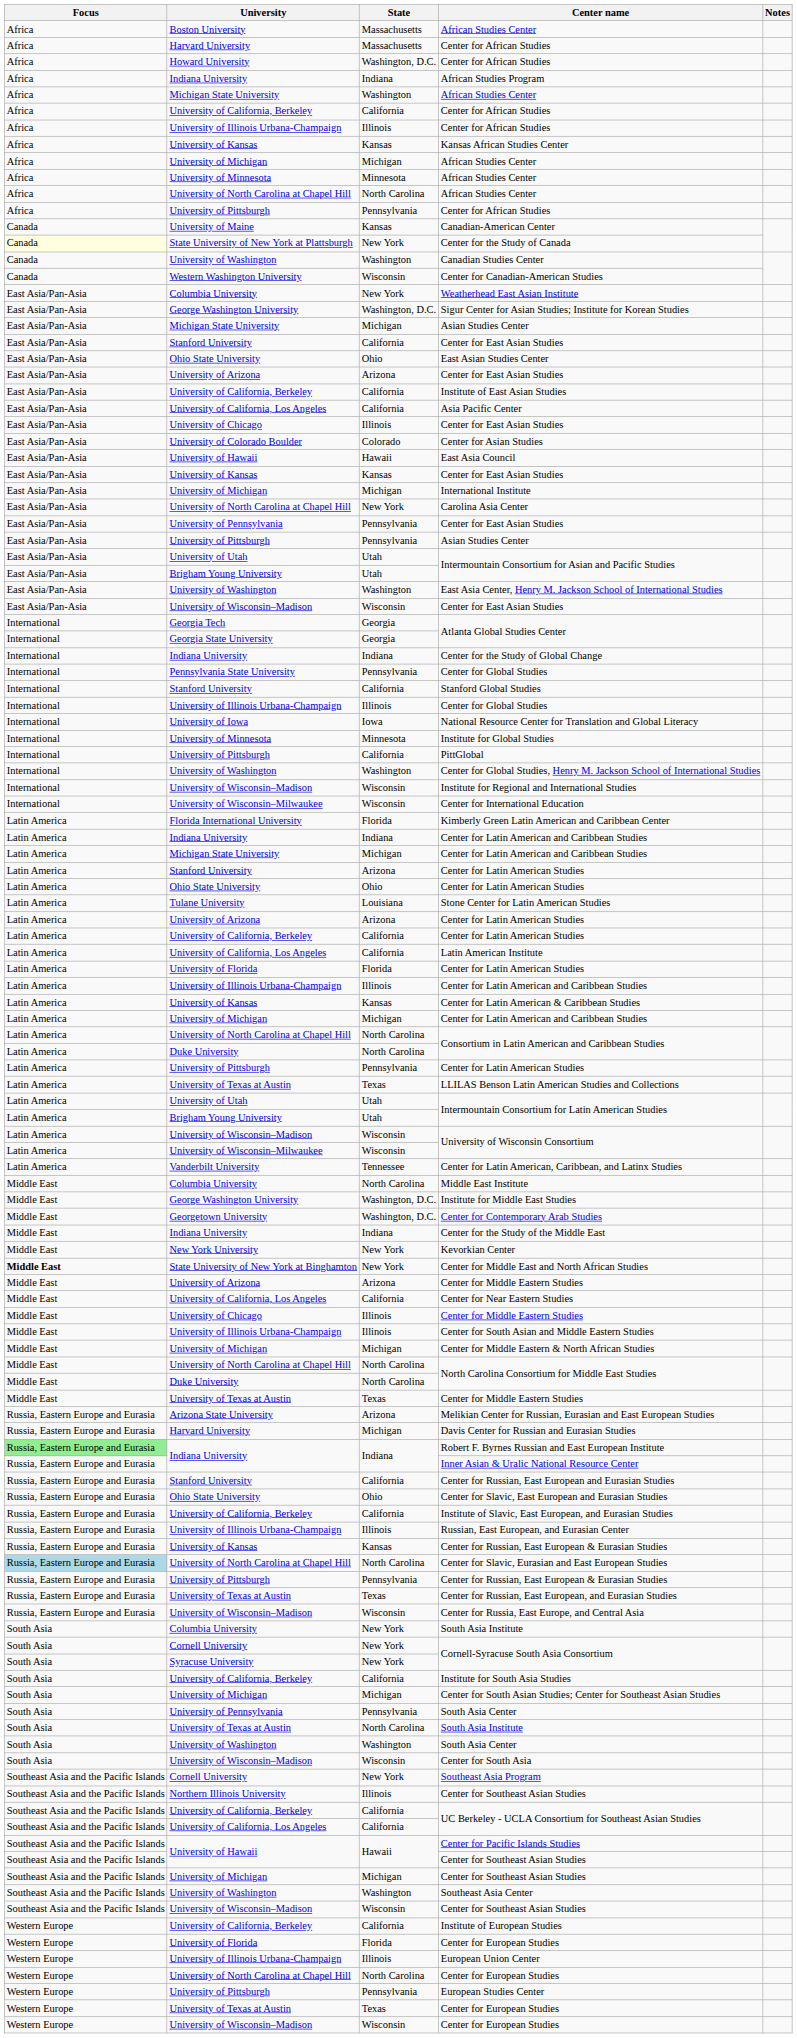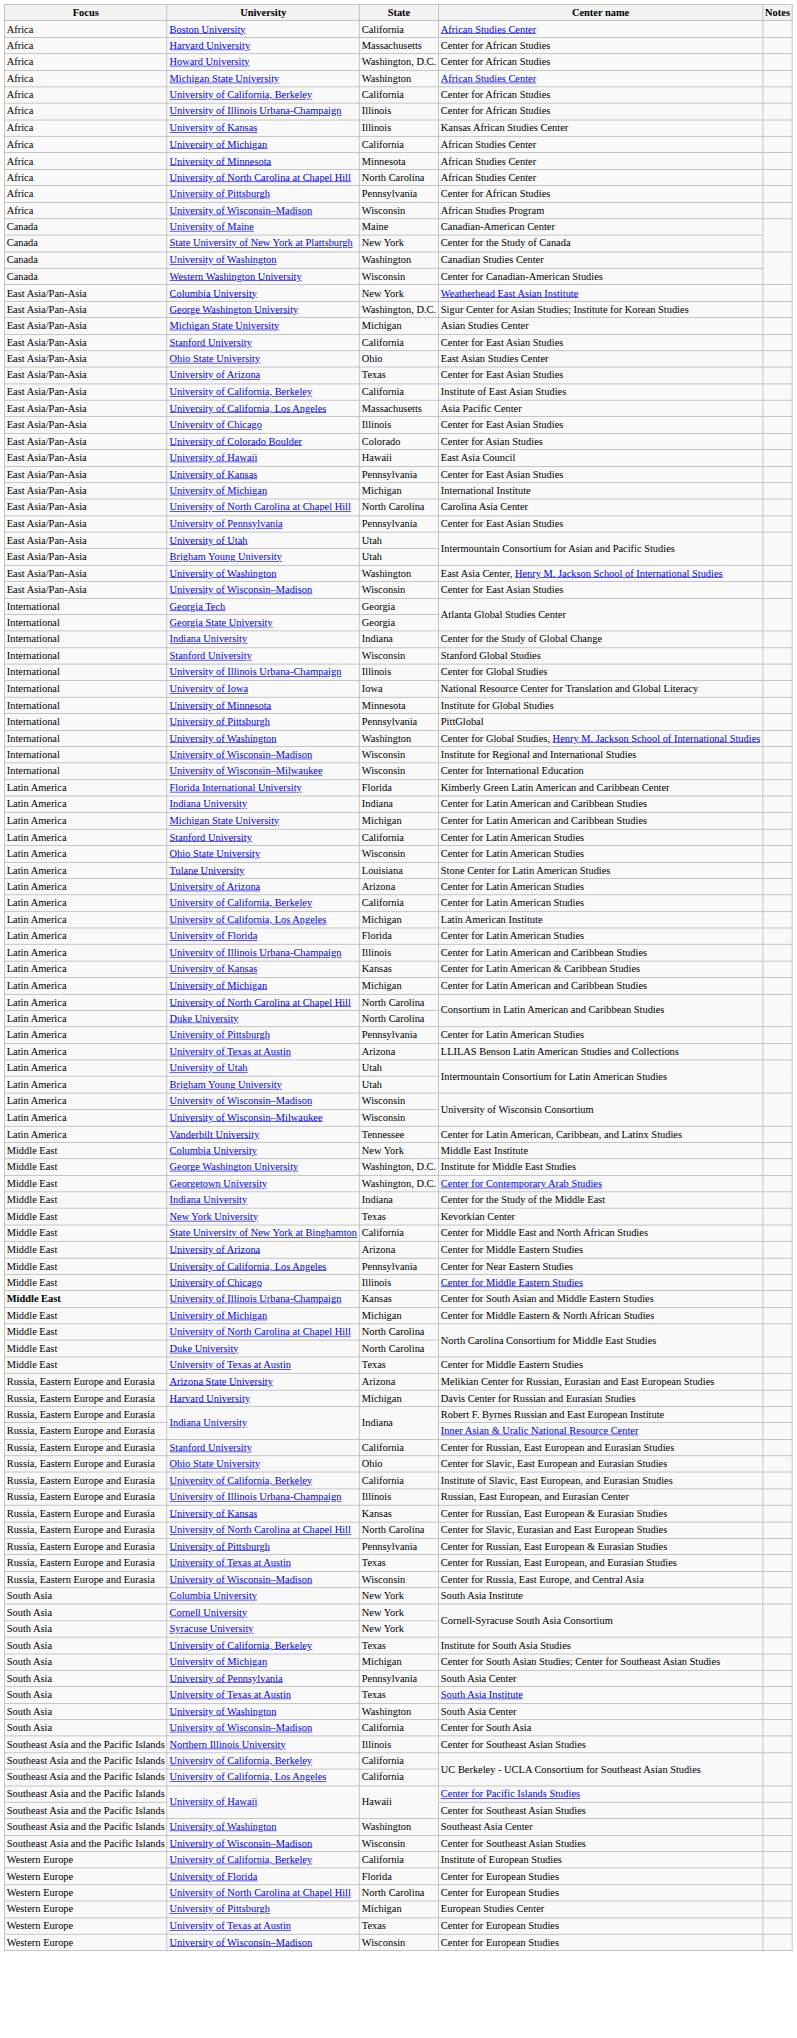(392, 29) Massachusetts -> (383, 29) California
- row: (208, 78)
(377, 144) Kansas -> (377, 128) Illinois
(382, 161) Michigan -> (383, 144) California
+ row: (241, 210)
(377, 227) Kansas -> (375, 227) Maine
(22, 243) lightyellow background -> (22, 243) no background
(379, 375) Arizona -> (374, 375) Texas
(383, 408) California -> (392, 408) Massachusetts
(377, 474) Kansas -> (390, 474) Pennsylvania
(383, 507) New York -> (393, 507) North Carolina
- row: (220, 540)
- row: (232, 672)
(383, 688) California -> (384, 656) Wisconsin
(383, 754) California -> (390, 721) Pennsylvania
(379, 870) Arizona -> (383, 837) California
(372, 886) Ohio -> (384, 853) Wisconsin
(383, 952) California -> (382, 919) Michigan
(374, 1084) Texas -> (379, 1051) Arizona
(393, 1183) North Carolina -> (383, 1150) New York
(383, 1249) New York -> (374, 1216) Texas
(34, 1266) bold -> (32, 1233) normal
(383, 1266) New York -> (383, 1233) California
(383, 1299) California -> (390, 1266) Pennsylvania
(32, 1332) normal -> (34, 1299) bold
(377, 1332) Illinois -> (377, 1299) Kansas
(81, 1447) lightgreen background -> (81, 1414) no background
(81, 1563) lightblue background -> (81, 1530) no background
(383, 1678) California -> (374, 1645) Texas
(393, 1728) North Carolina -> (374, 1695) Texas
(384, 1761) Wisconsin -> (383, 1728) California
- row: (208, 1777)
- row: (218, 1876)
- row: (255, 1959)
(390, 1991) Pennsylvania -> (382, 1909) Michigan
